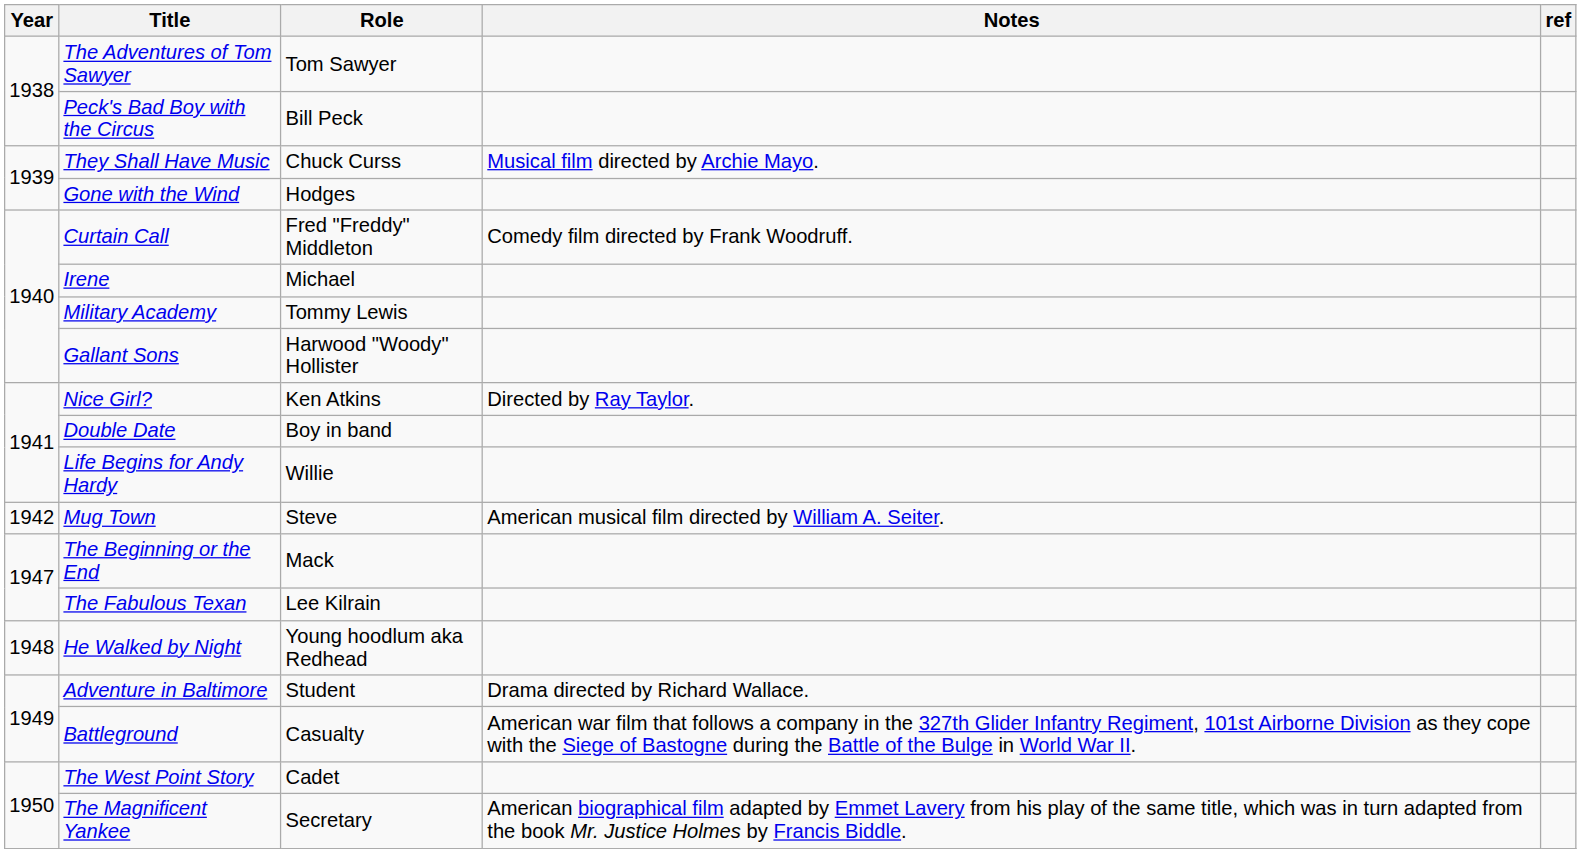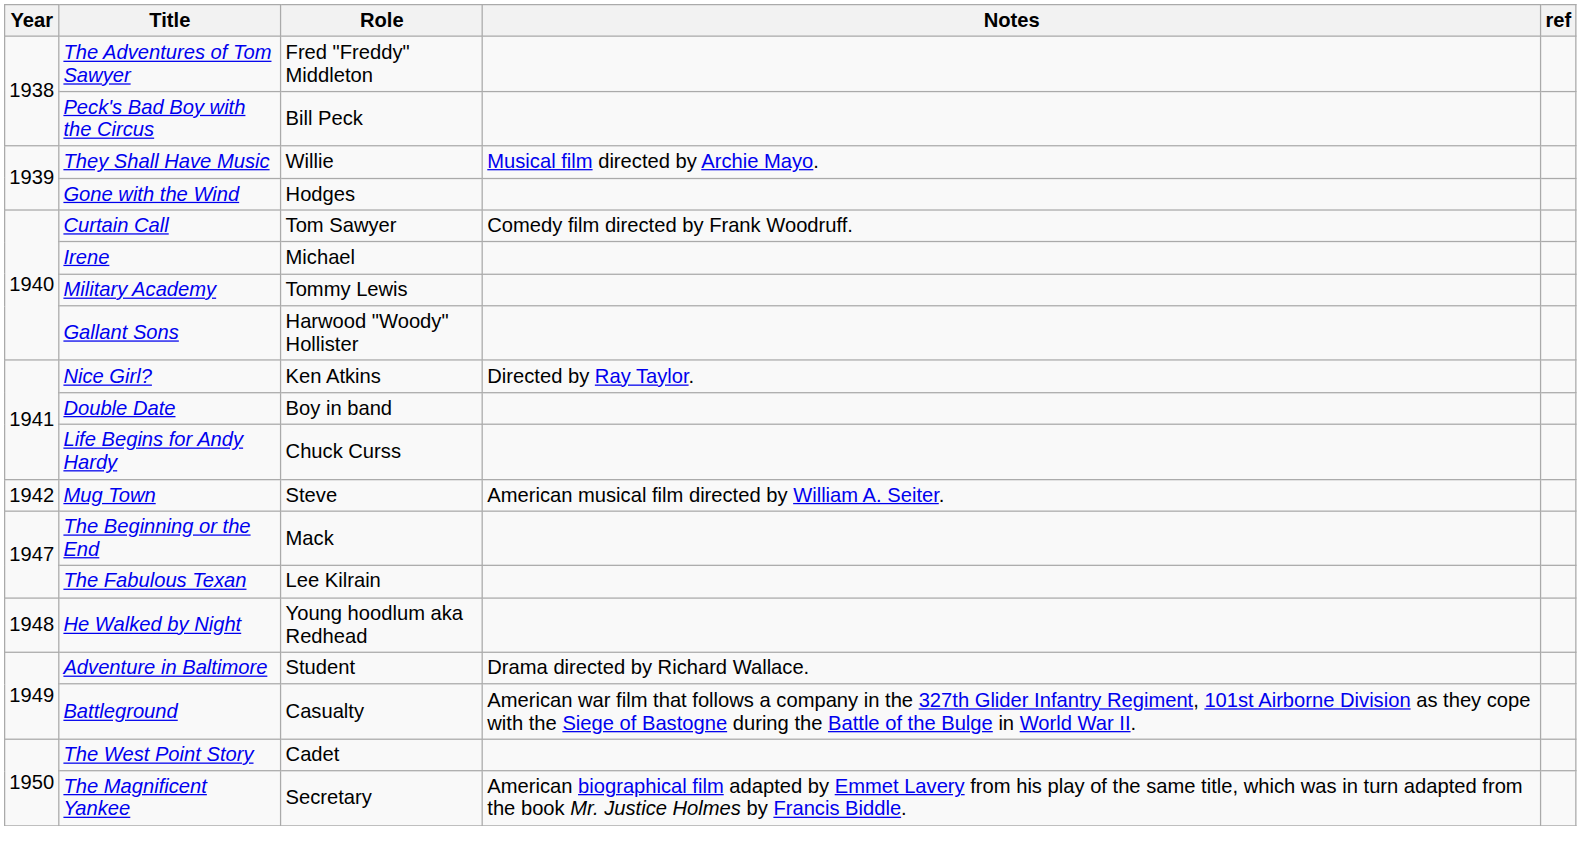(341, 63) Tom Sawyer -> (348, 63) Fred "Freddy" Middleton
(343, 161) Chuck Curss -> (310, 161) Willie
(348, 237) Fred "Freddy" Middleton -> (341, 225) Tom Sawyer
(310, 474) Willie -> (343, 451) Chuck Curss
